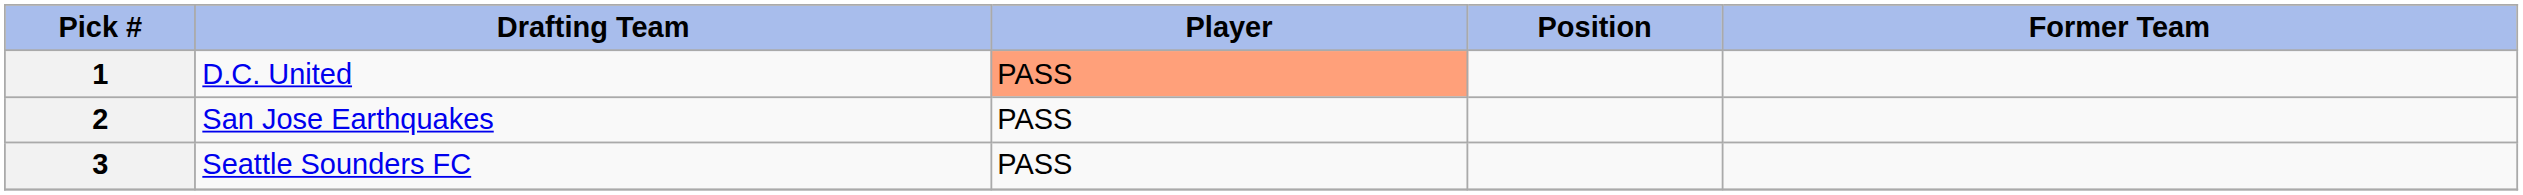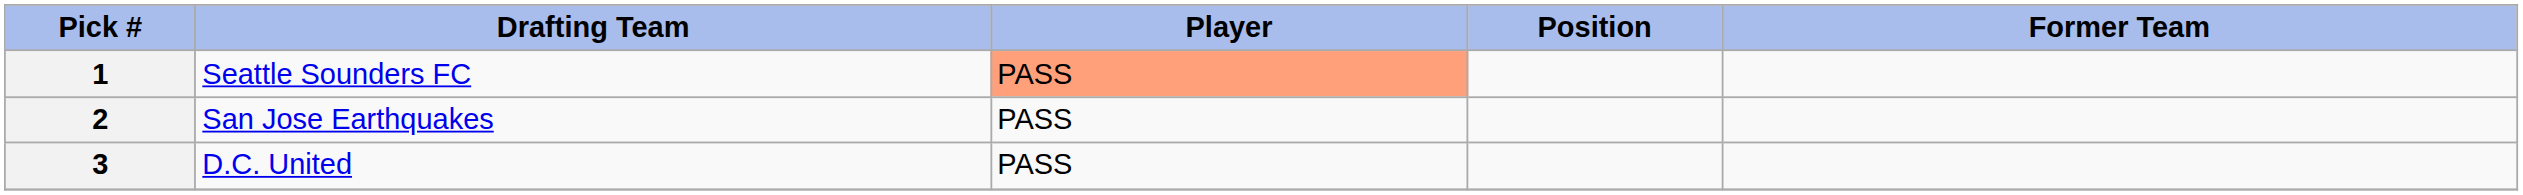(277, 73) D.C. United -> (337, 73) Seattle Sounders FC
(337, 165) Seattle Sounders FC -> (277, 165) D.C. United
